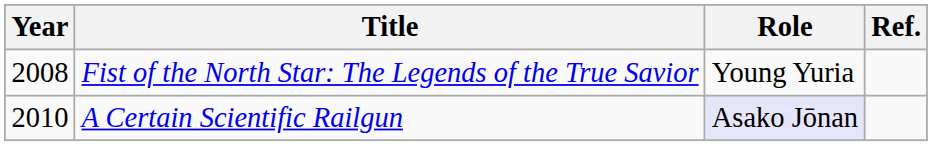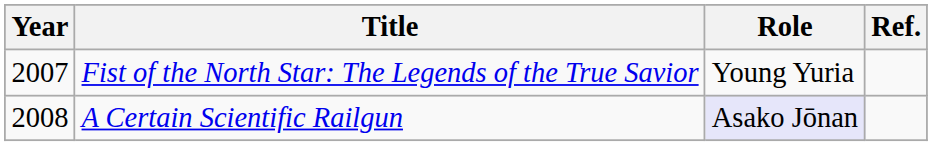(40, 72) 2008 -> (40, 72) 2007
(40, 117) 2010 -> (40, 117) 2008
